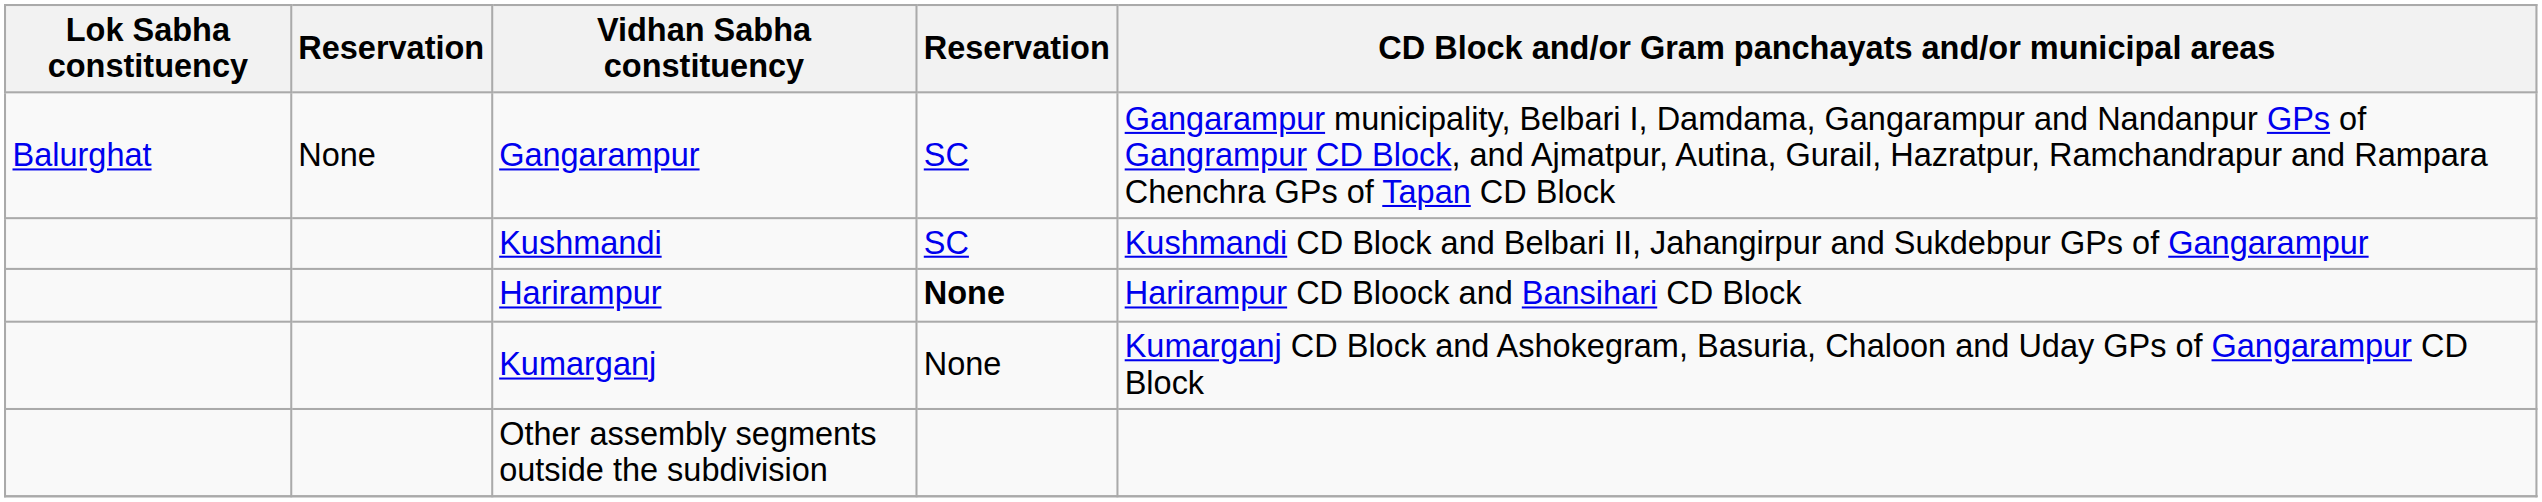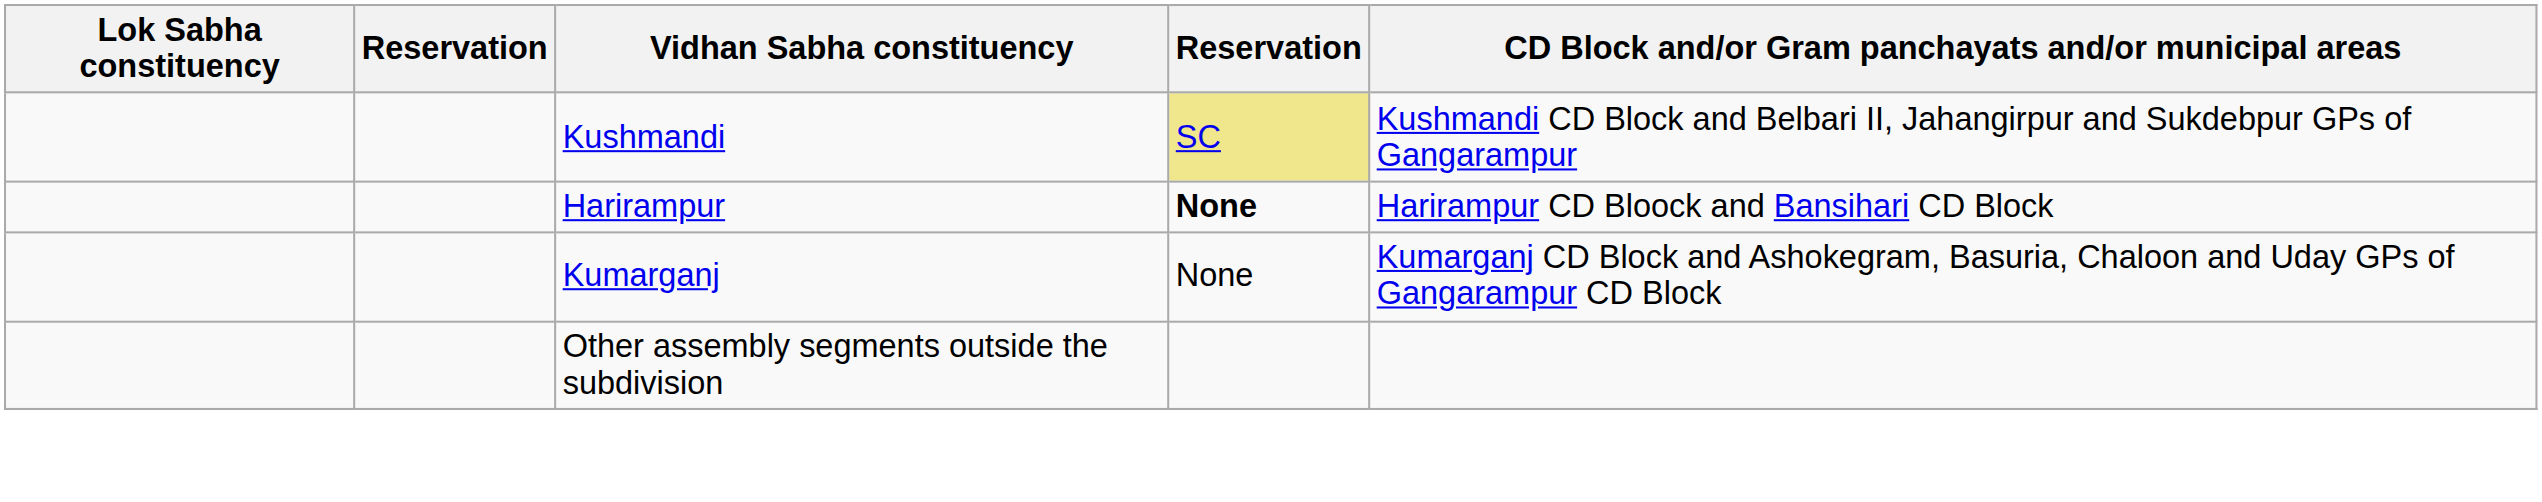- row: (599, 154)
(946, 242) no background -> (1198, 136) khaki background
